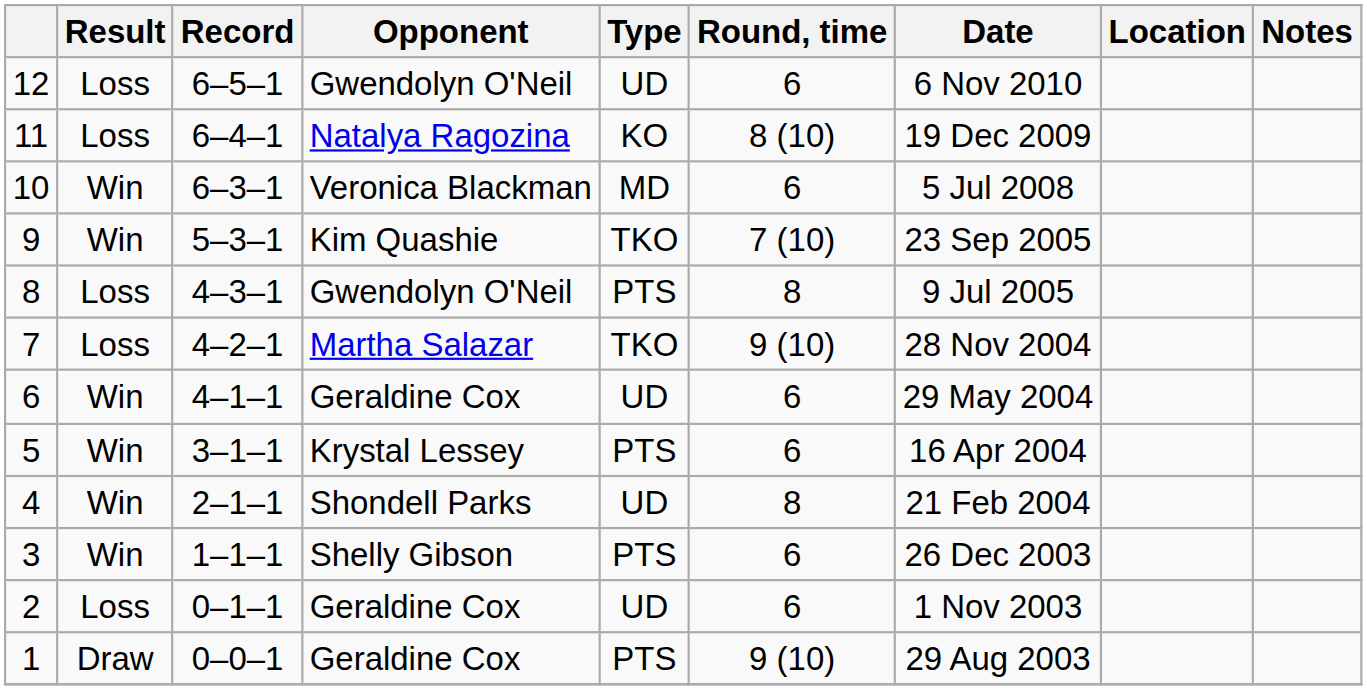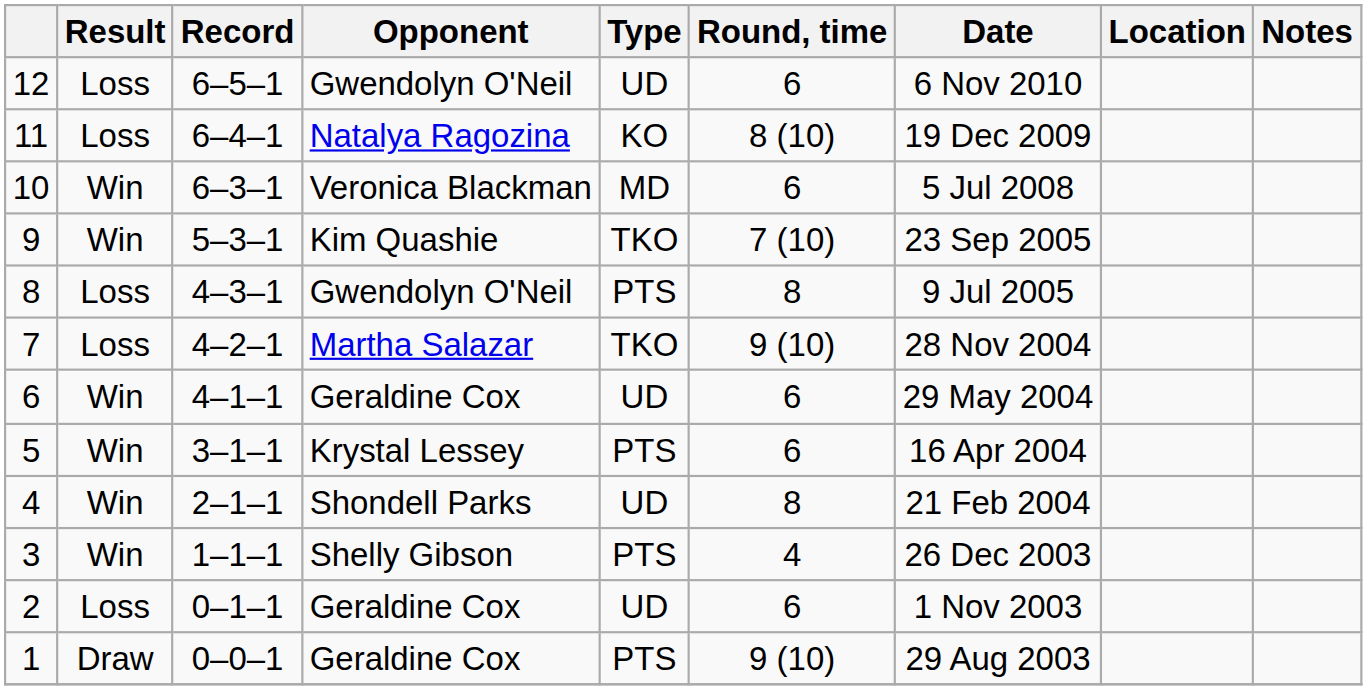(792, 554) 6 -> (792, 554) 4
